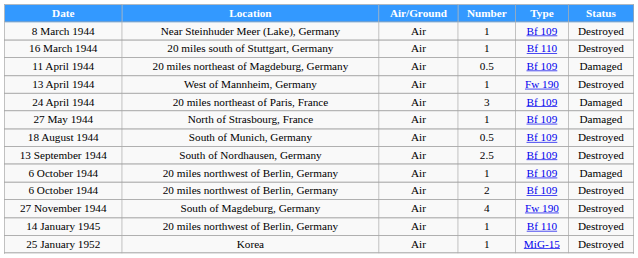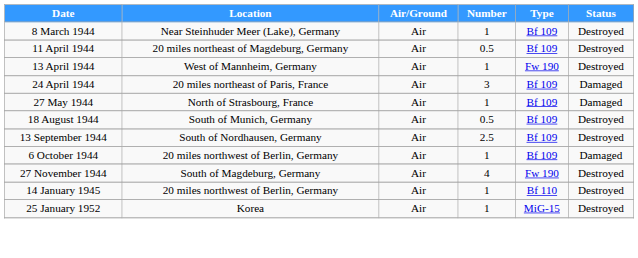- row: (63, 48)
(601, 66) Damaged -> (601, 48) Destroyed
- row: (63, 191)
